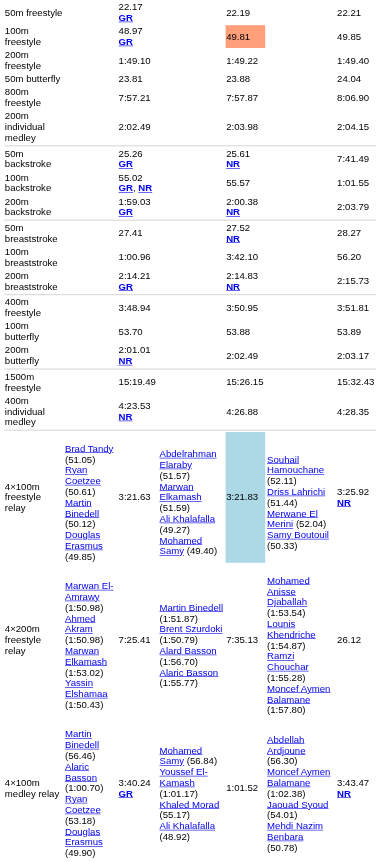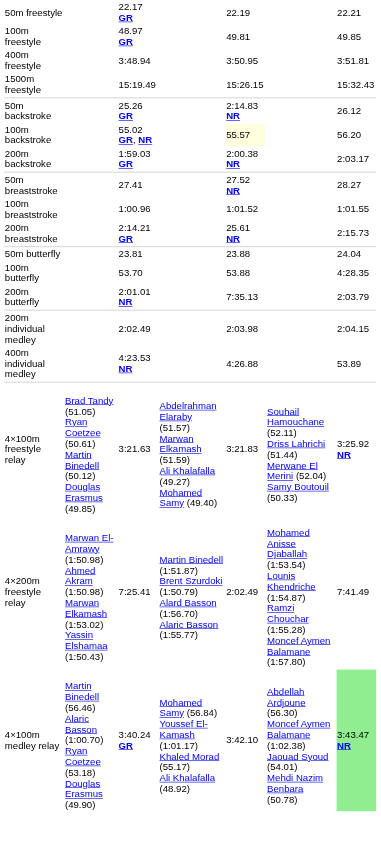(238, 36) lightsalmon background -> (238, 36) no background
- row: (23, 60)
rows swapped: (23, 308) <-> (33, 79)
- row: (23, 98)
rows swapped: (23, 382) <-> (25, 127)
(238, 159) 25.61 NR -> (242, 111) 2:14.83 NR
(353, 159) 7:41.49 -> (349, 111) 26.12
(238, 183) no background -> (238, 135) lightyellow background
(353, 183) 1:01.55 -> (349, 135) 56.20
(353, 207) 2:03.79 -> (353, 159) 2:03.17
(242, 257) 3:42.10 -> (242, 209) 1:01.52
(349, 257) 56.20 -> (353, 209) 1:01.55
(242, 281) 2:14.83 NR -> (238, 233) 25.61 NR
(349, 332) 53.89 -> (353, 273) 4:28.35
(242, 356) 2:02.49 -> (242, 297) 7:35.13
(353, 356) 2:03.17 -> (353, 297) 2:03.79
(353, 411) 4:28.35 -> (349, 363) 53.89
(242, 497) lightblue background -> (242, 449) no background
(242, 640) 7:35.13 -> (242, 592) 2:02.49
(349, 640) 26.12 -> (353, 592) 7:41.49
(242, 788) 1:01.52 -> (242, 740) 3:42.10
(353, 788) no background -> (353, 740) lightgreen background
